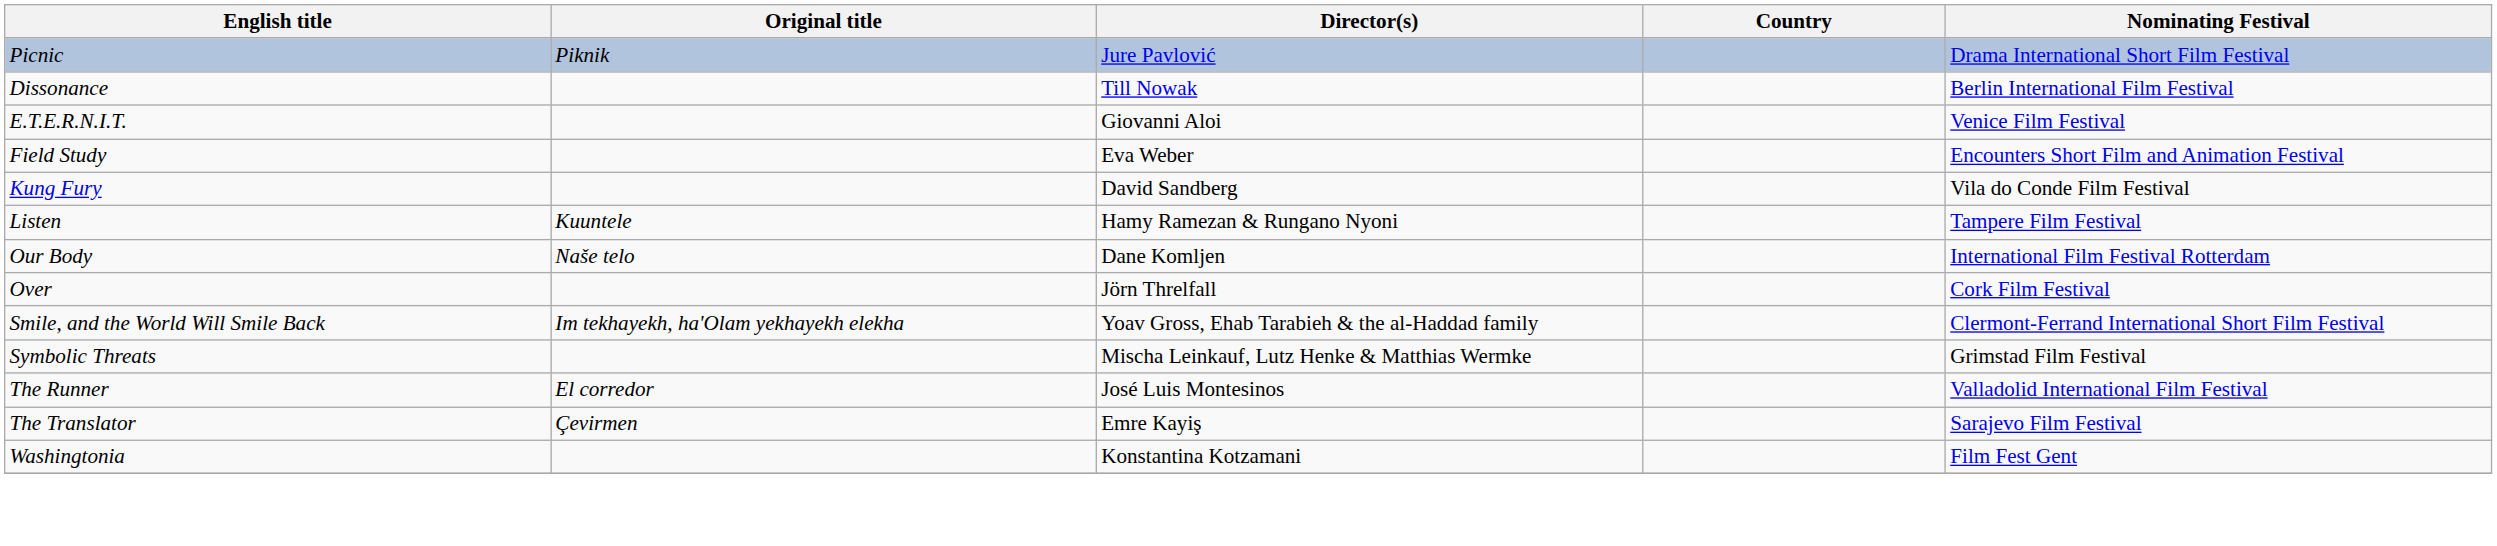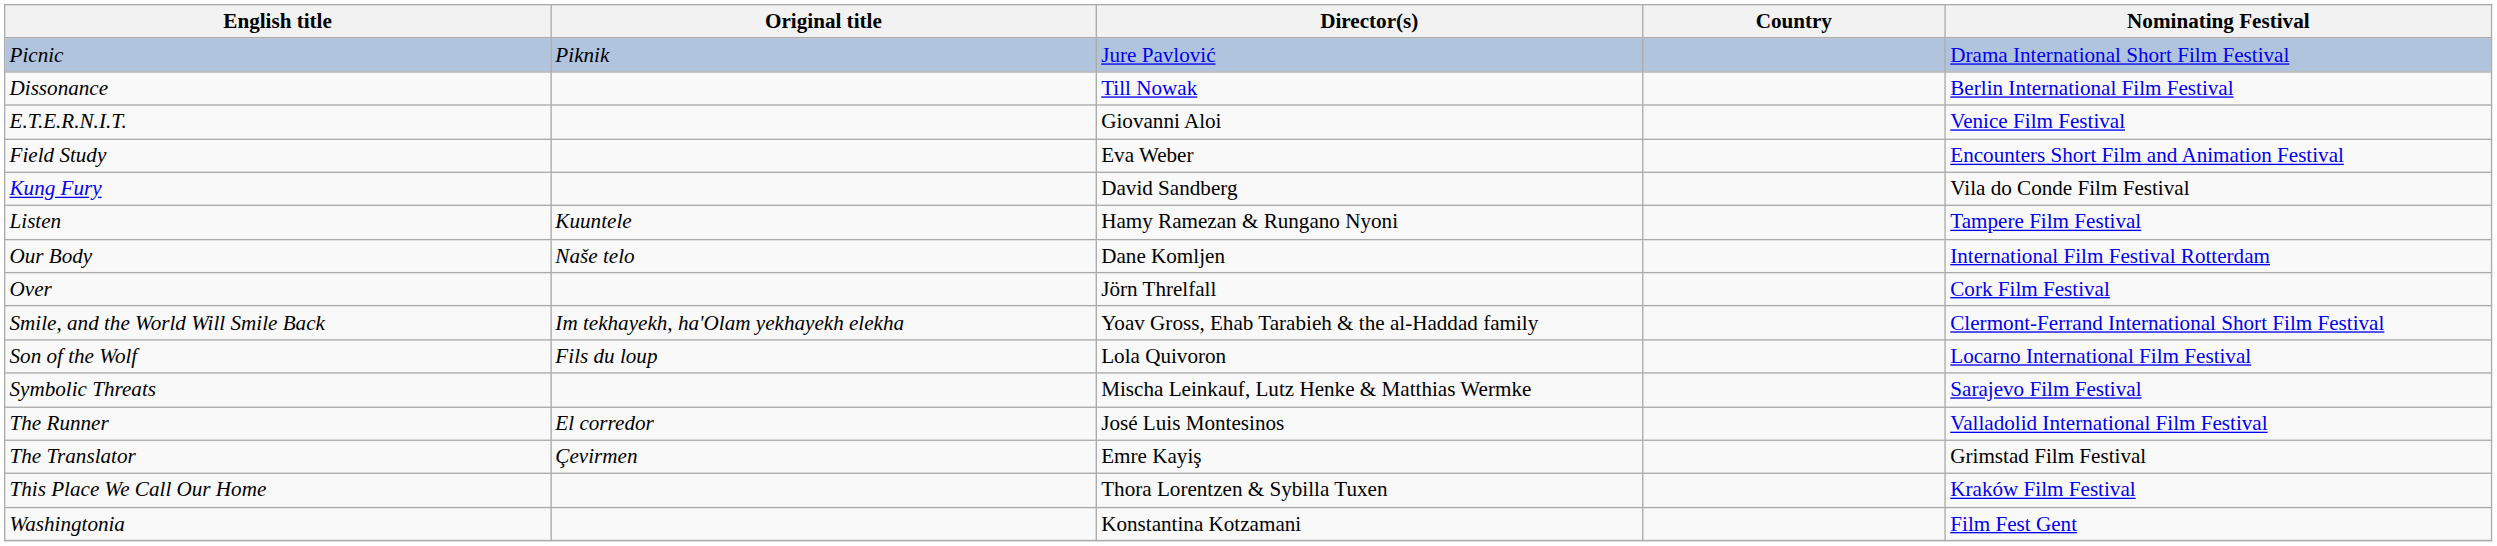+ row: (73, 356)
(2048, 356) Grimstad Film Festival -> (2046, 389) Sarajevo Film Festival
(2046, 423) Sarajevo Film Festival -> (2048, 456) Grimstad Film Festival
+ row: (138, 490)
